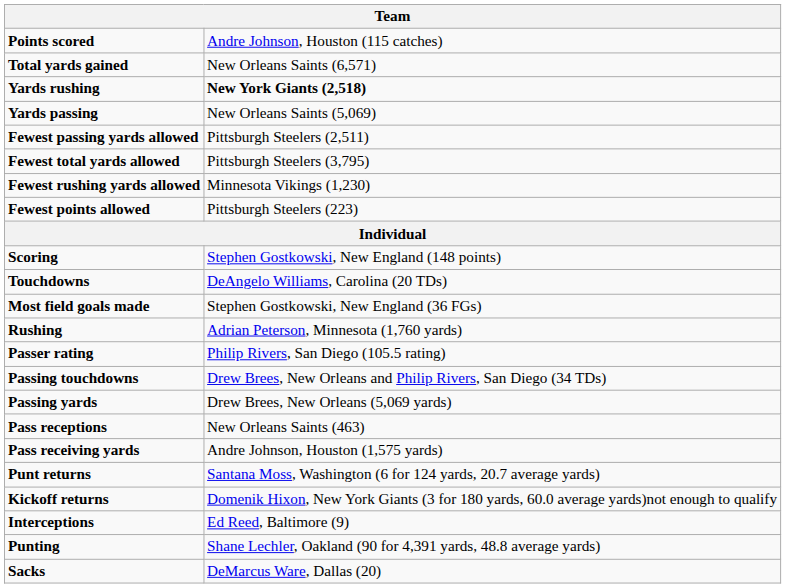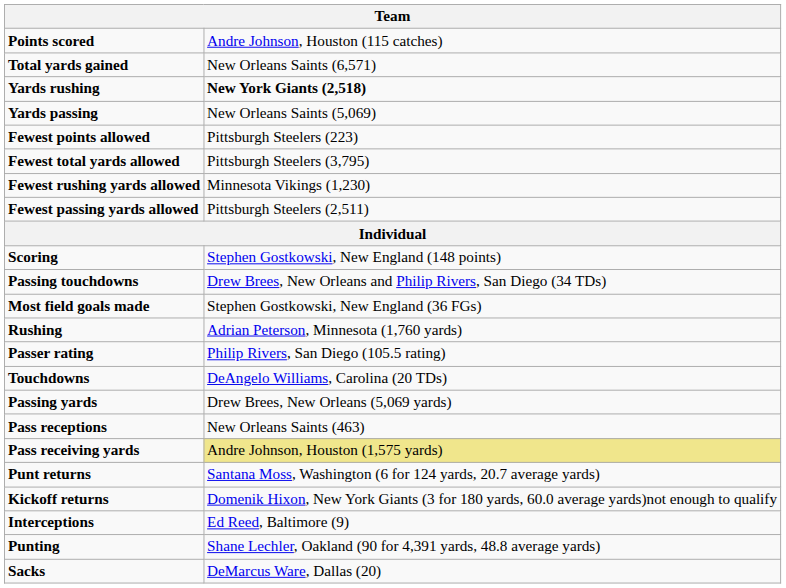rows swapped: (79, 209) <-> (103, 137)
rows swapped: (49, 281) <-> (73, 378)
(325, 450) no background -> (325, 450) khaki background
